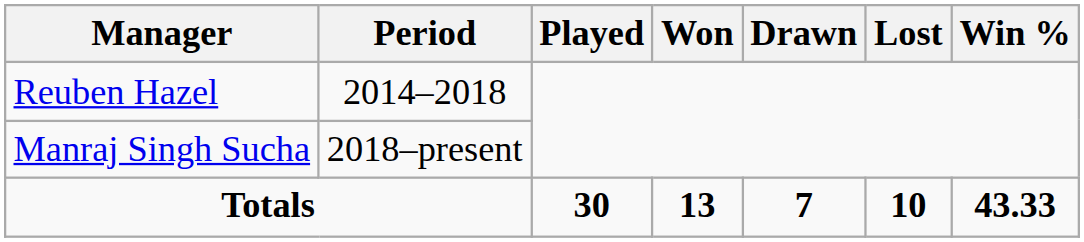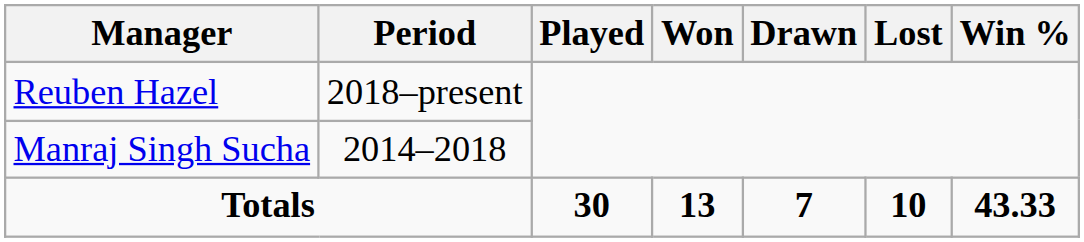(425, 90) 2014–2018 -> (425, 90) 2018–present
(425, 148) 2018–present -> (425, 148) 2014–2018
